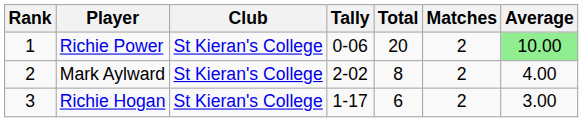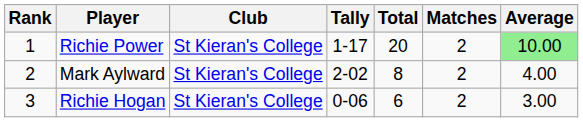(350, 46) 0-06 -> (350, 46) 1-17
(350, 102) 1-17 -> (350, 102) 0-06
